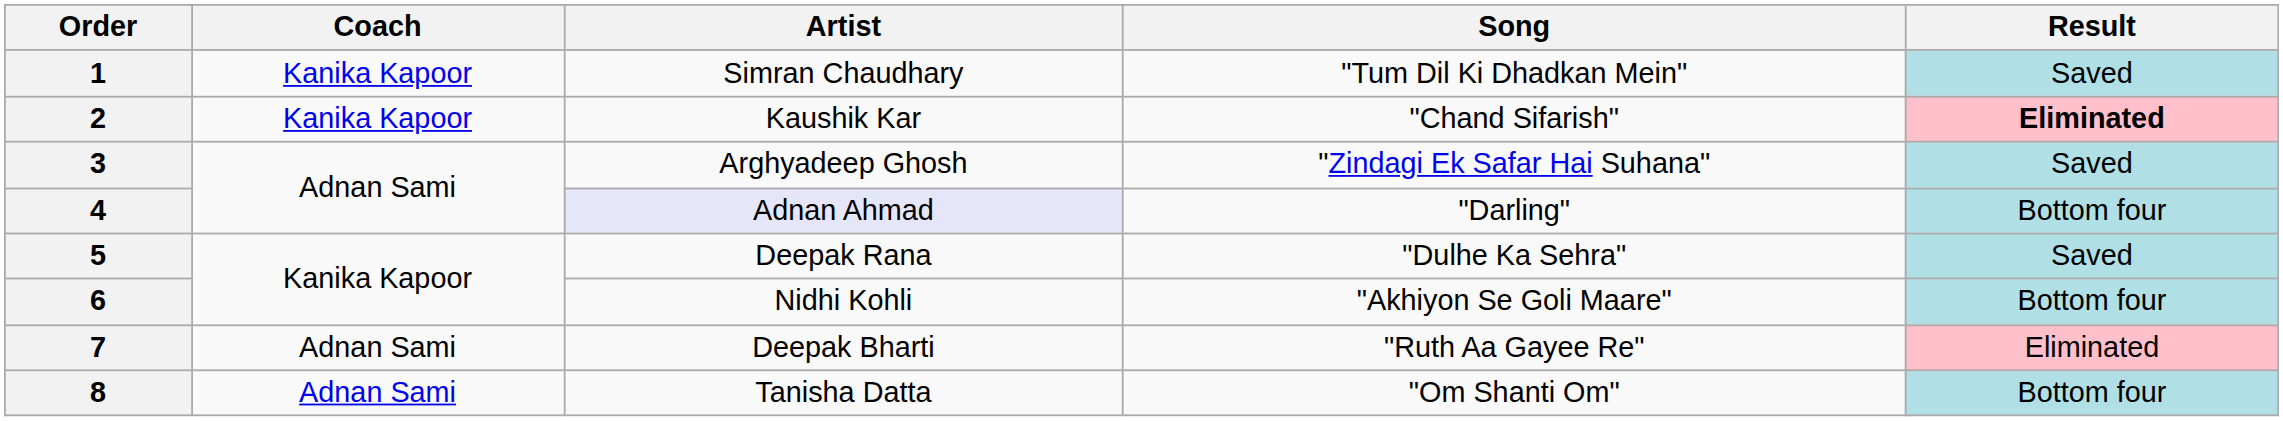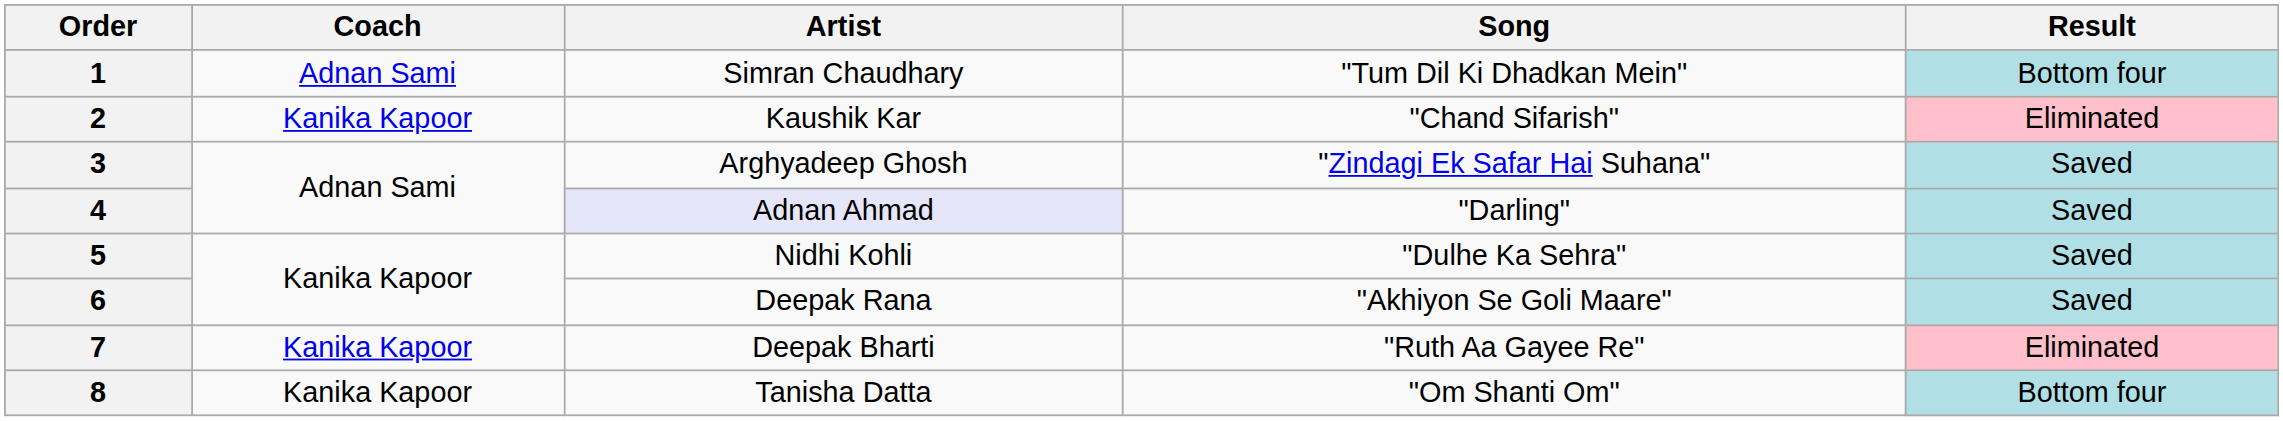(378, 73) Kanika Kapoor -> (378, 73) Adnan Sami
(2092, 73) Saved -> (2092, 73) Bottom four
(2092, 118) bold -> (2092, 118) normal
(2092, 210) Bottom four -> (2092, 210) Saved
(843, 255) Deepak Rana -> (843, 255) Nidhi Kohli
(843, 301) Nidhi Kohli -> (843, 301) Deepak Rana
(2092, 301) Bottom four -> (2092, 301) Saved
(378, 347) Adnan Sami -> (378, 347) Kanika Kapoor
(378, 392) Adnan Sami -> (378, 392) Kanika Kapoor
